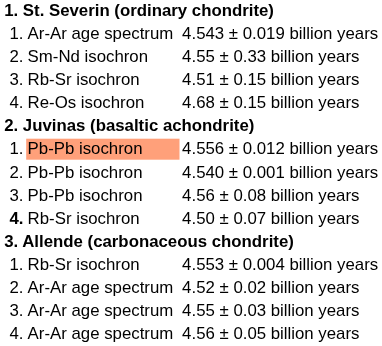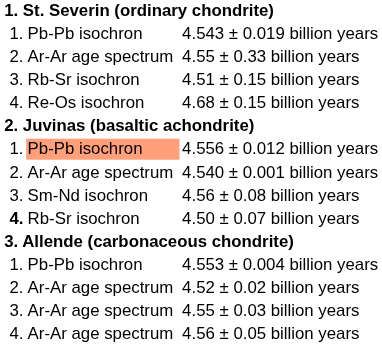(100, 33) Ar-Ar age spectrum -> (85, 33) Pb-Pb isochron
(88, 56) Sm-Nd isochron -> (100, 56) Ar-Ar age spectrum
(85, 172) Pb-Pb isochron -> (100, 172) Ar-Ar age spectrum
(85, 195) Pb-Pb isochron -> (88, 195) Sm-Nd isochron
(84, 264) Rb-Sr isochron -> (85, 264) Pb-Pb isochron
